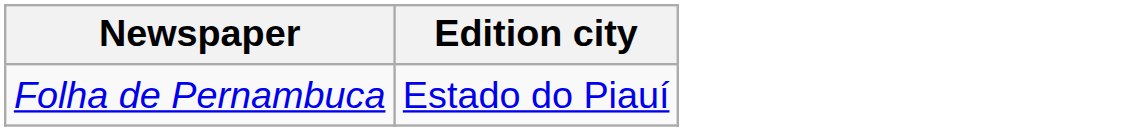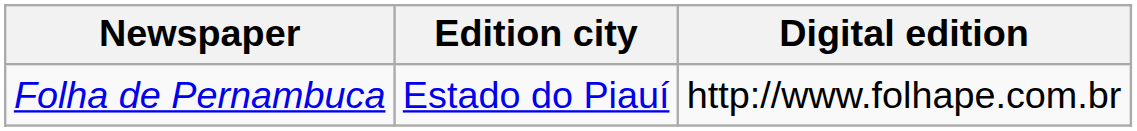+ column: (904, 34)
